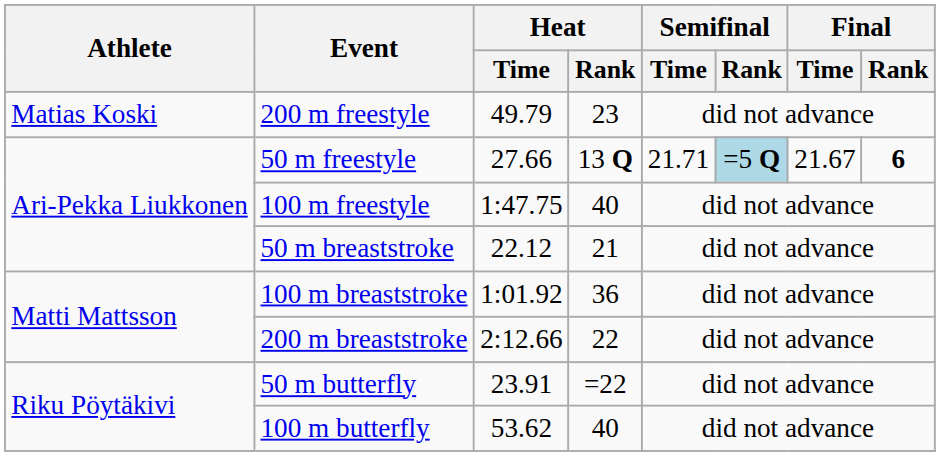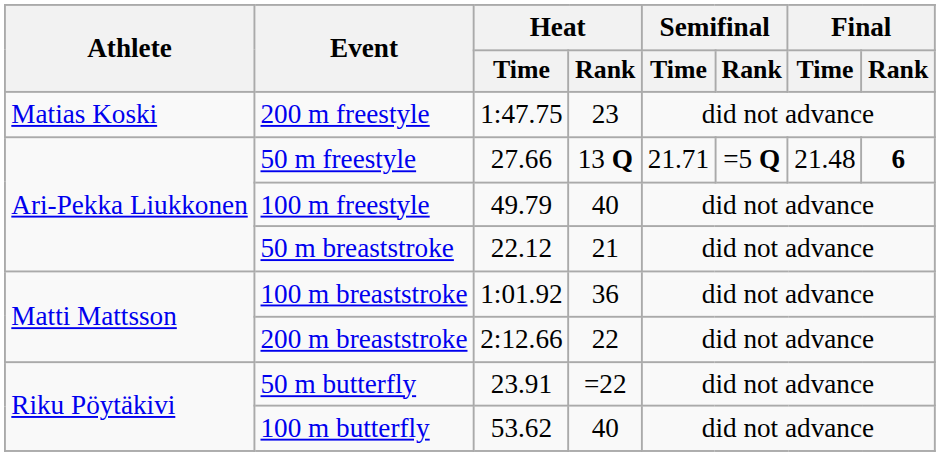(521, 114) 49.79 -> (521, 114) 1:47.75
(752, 159) lightblue background -> (752, 159) no background
(825, 159) 21.67 -> (825, 159) 21.48
(521, 204) 1:47.75 -> (521, 204) 49.79
